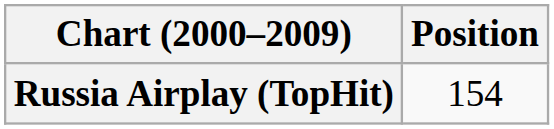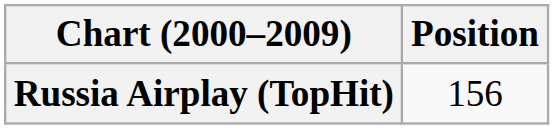(475, 92) 154 -> (475, 92) 156
